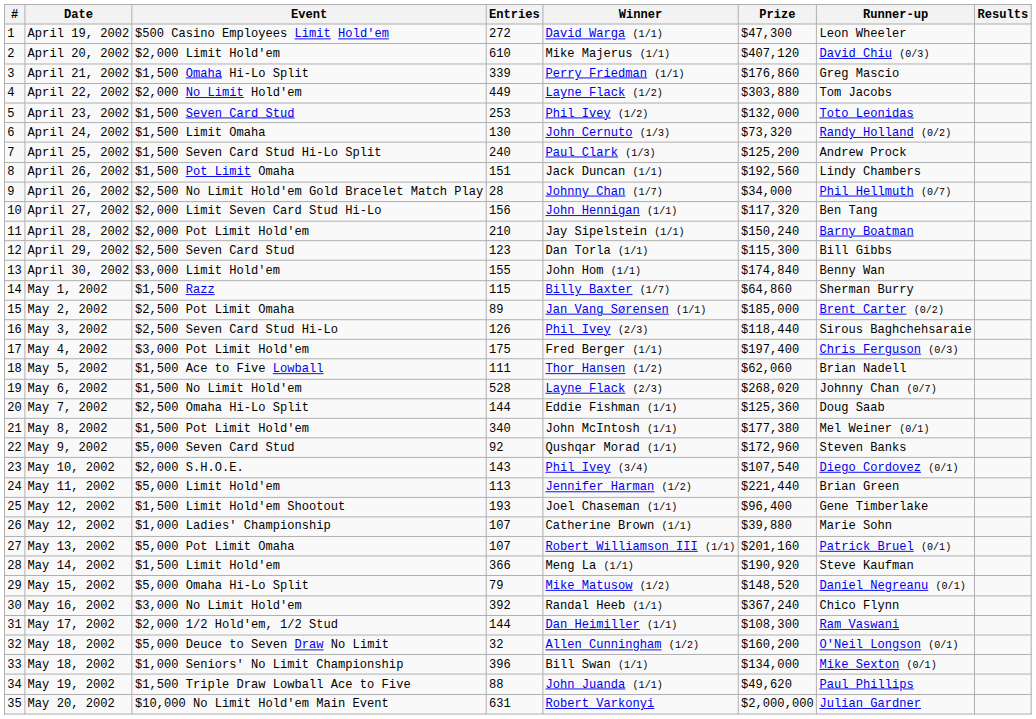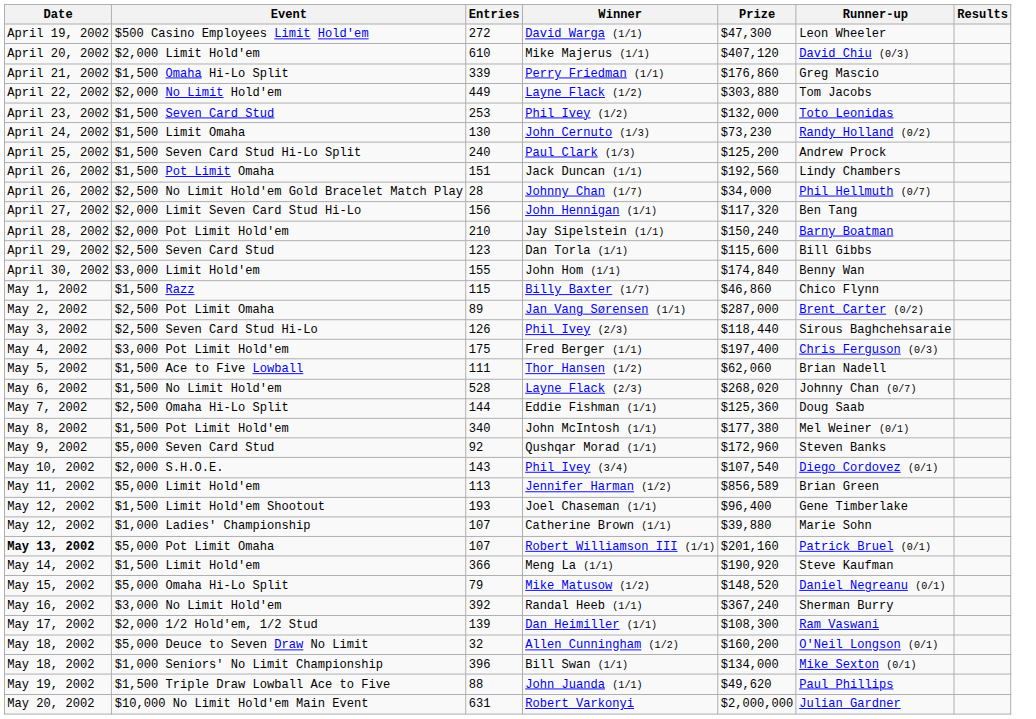- column: (15, 14)
(766, 133) $73,320 -> (746, 133) $73,230
(770, 251) $115,300 -> (750, 251) $115,600
(766, 290) $64,860 -> (746, 290) $46,860
(867, 290) Sherman Burry -> (839, 290) Chico Flynn
(770, 310) $185,000 -> (750, 310) $287,000
(770, 487) $221,440 -> (750, 487) $856,589
(71, 546) normal -> (51, 546) bold
(859, 605) Chico Flynn -> (846, 605) Sherman Burry
(500, 625) 144 -> (480, 625) 139
